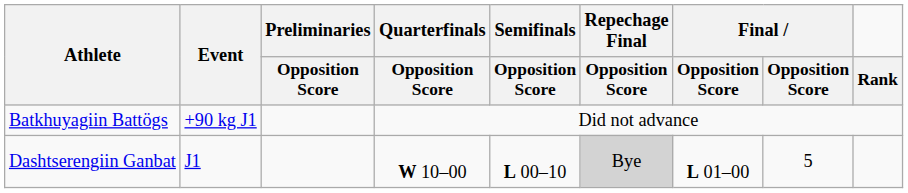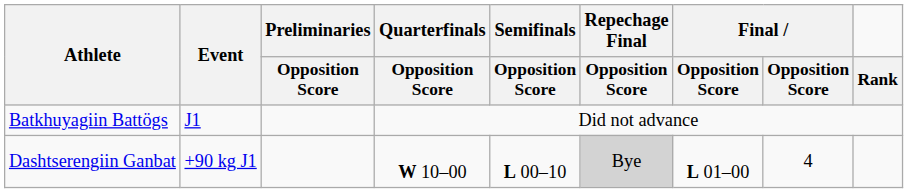(221, 120) +90 kg J1 -> (193, 120) J1
(193, 161) J1 -> (221, 161) +90 kg J1
(808, 161) 5 -> (808, 161) 4
